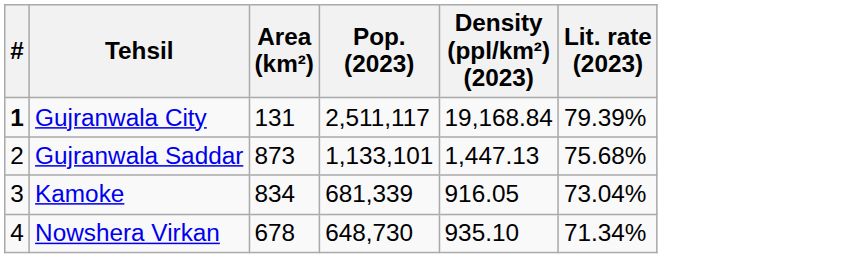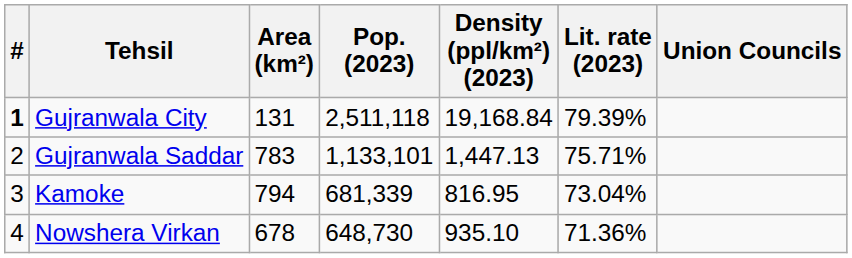+ column: (752, 51)
(377, 117) 2,511,117 -> (377, 117) 2,511,118
(275, 155) 873 -> (275, 155) 783
(605, 155) 75.68% -> (605, 155) 75.71%
(275, 194) 834 -> (275, 194) 794
(482, 194) 916.05 -> (482, 194) 816.95
(605, 232) 71.34% -> (605, 232) 71.36%
